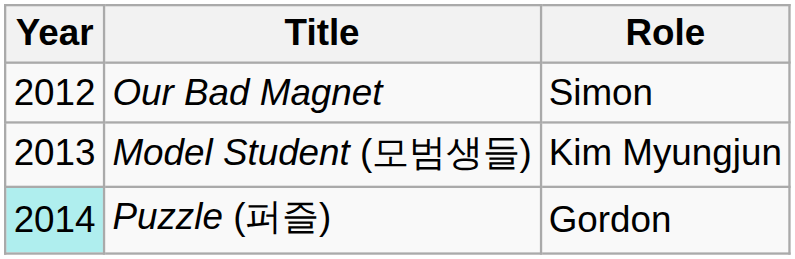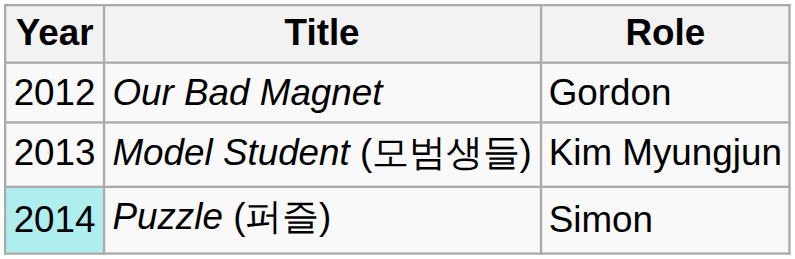(601, 92) Simon -> (610, 92) Gordon
(610, 219) Gordon -> (601, 219) Simon
